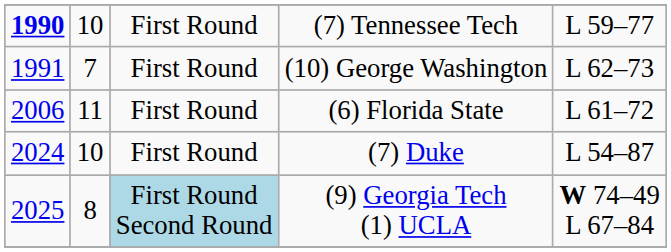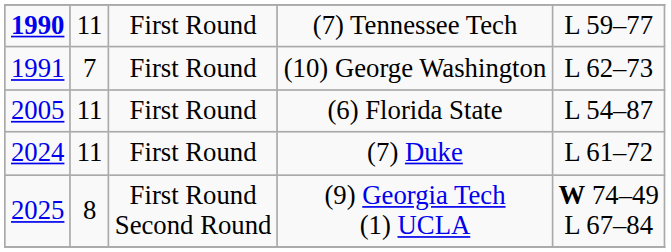(90, 25) 10 -> (90, 25) 11
(38, 110) 2006 -> (38, 110) 2005
(610, 110) L 61–72 -> (609, 110) L 54–87
(90, 152) 10 -> (90, 152) 11
(610, 152) L 54–87 -> (609, 152) L 61–72
(194, 210) lightblue background -> (193, 210) no background
